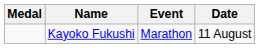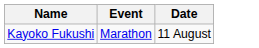- column: (25, 14)
